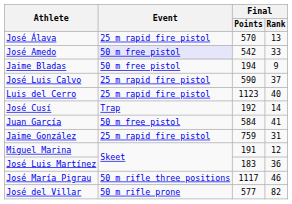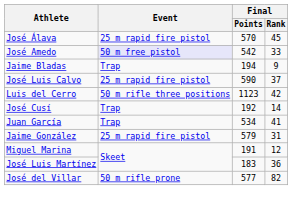(276, 38) 13 -> (276, 38) 45
(140, 66) 50 m free pistol -> (110, 66) Trap
(155, 94) 25 m rapid fire pistol -> (165, 94) 50 m rifle three positions
(276, 94) 40 -> (276, 94) 42
(140, 122) 50 m free pistol -> (110, 122) Trap
(248, 122) 584 -> (248, 122) 534
(248, 136) 759 -> (248, 136) 579
- row: (49, 178)
